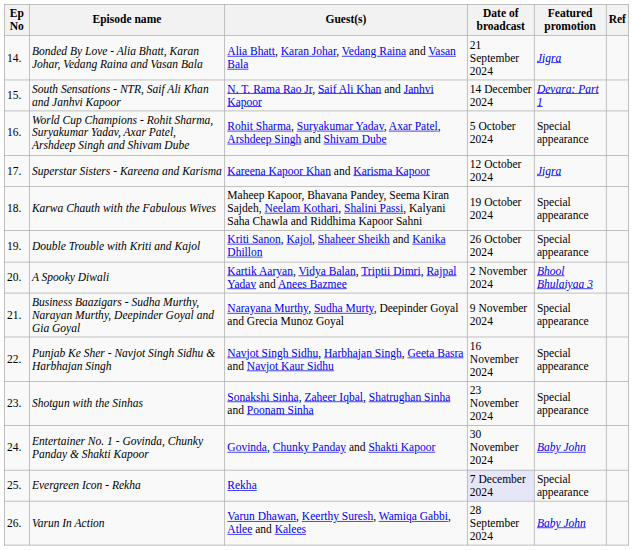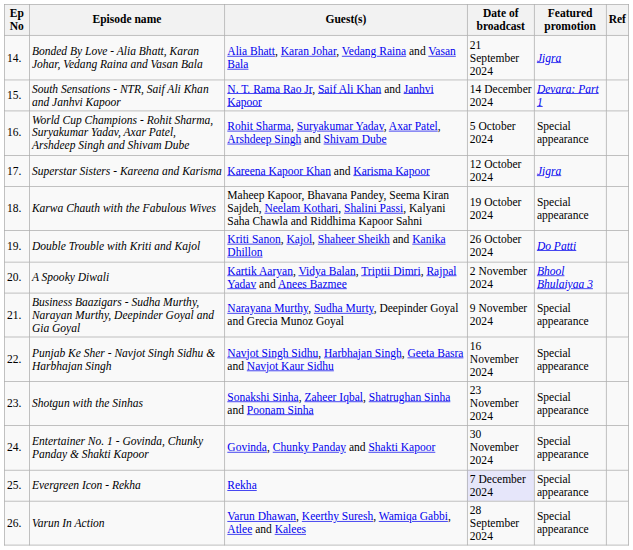(563, 246) Special appearance -> (557, 246) Do Patti
(561, 447) Baby John -> (563, 447) Special appearance
(561, 523) Baby John -> (563, 523) Special appearance
